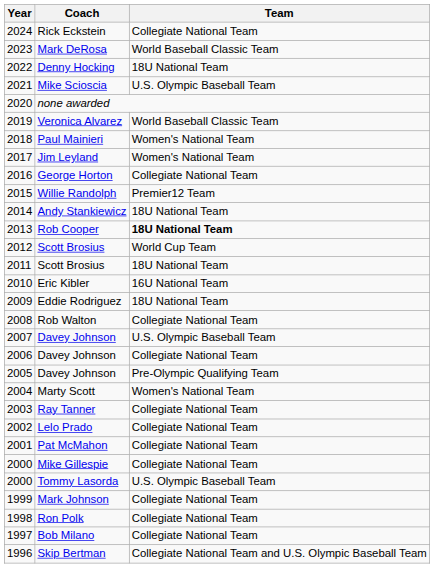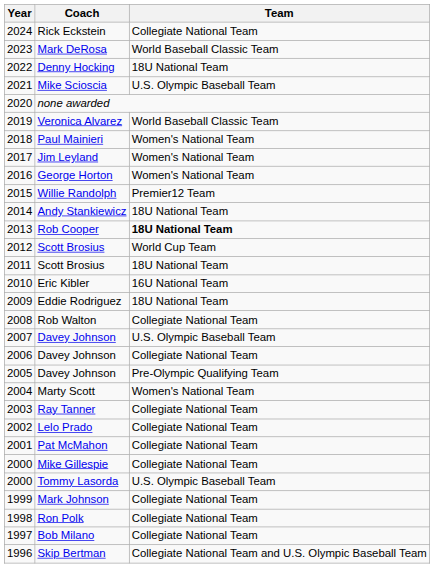(195, 175) Collegiate National Team -> (193, 175) Women's National Team
